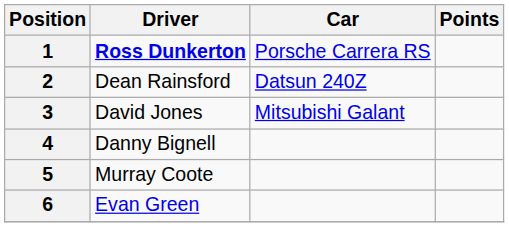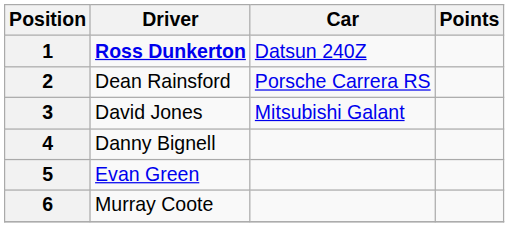(343, 50) Porsche Carrera RS -> (311, 50) Datsun 240Z
(311, 81) Datsun 240Z -> (343, 81) Porsche Carrera RS
(154, 174) Murray Coote -> (147, 174) Evan Green
(147, 205) Evan Green -> (154, 205) Murray Coote
